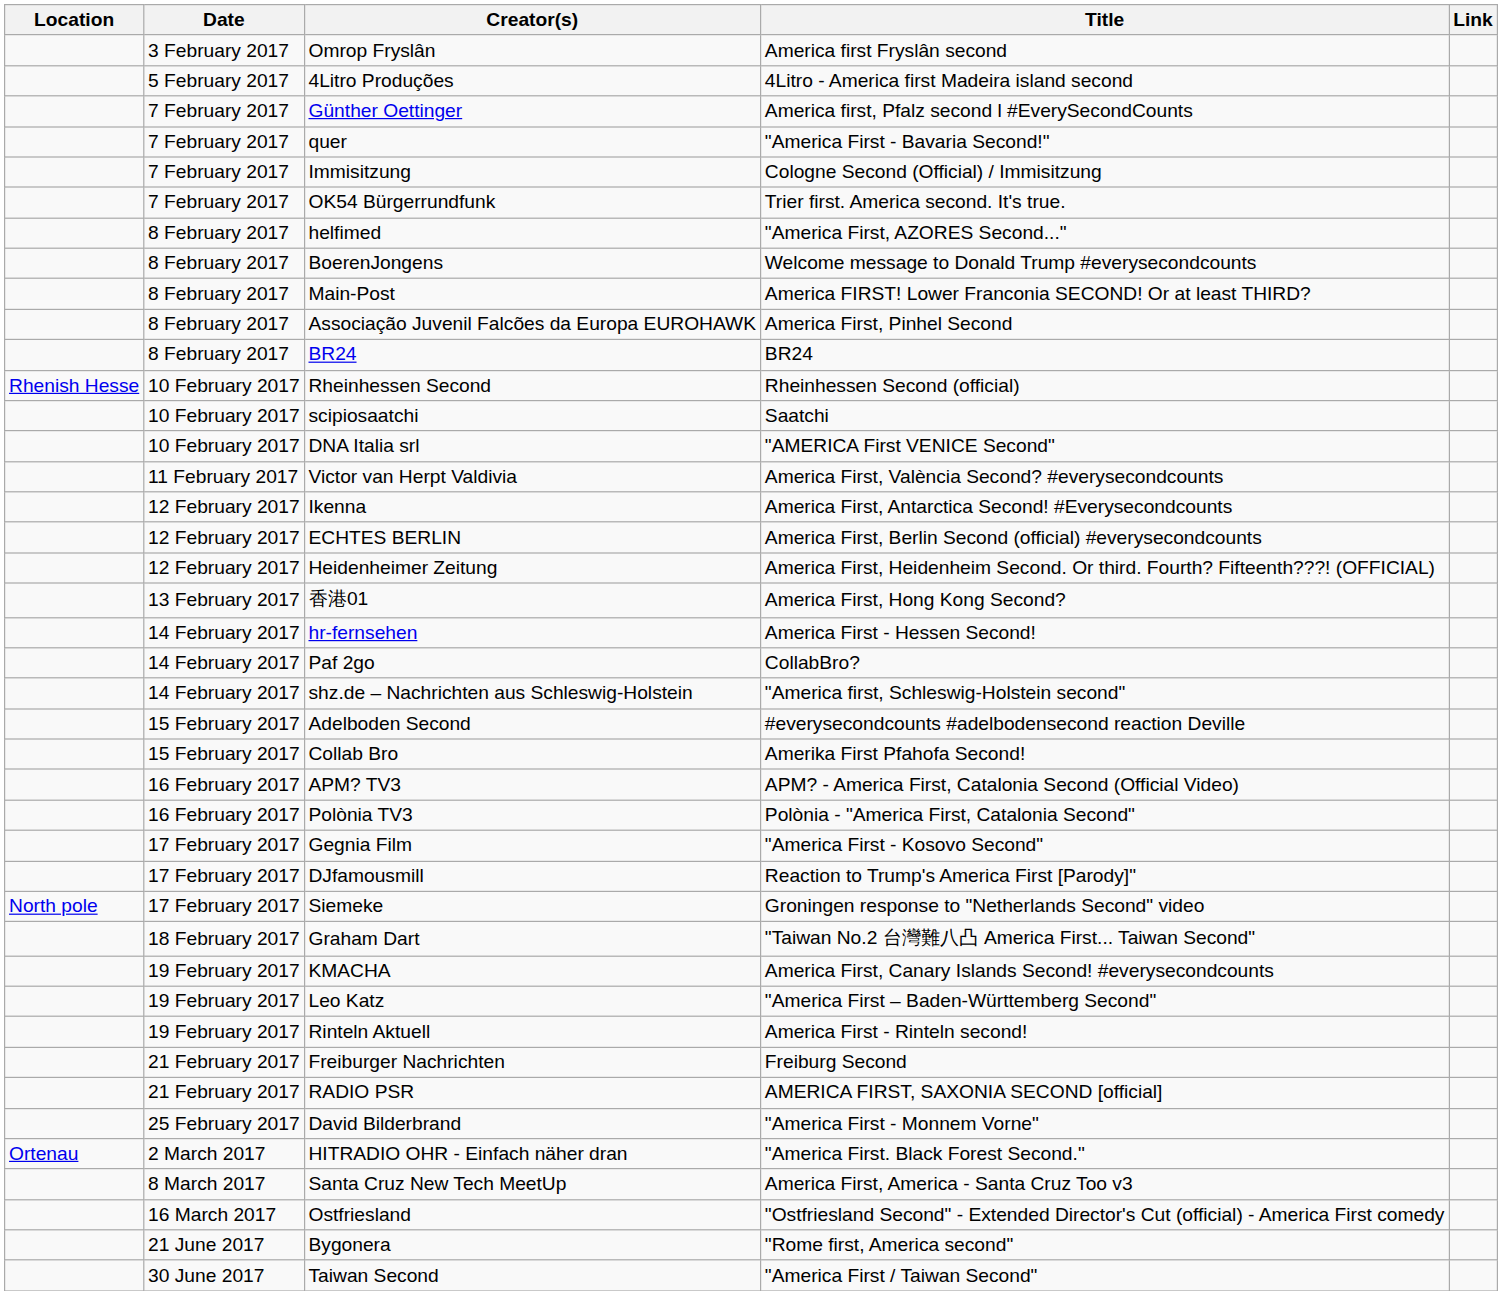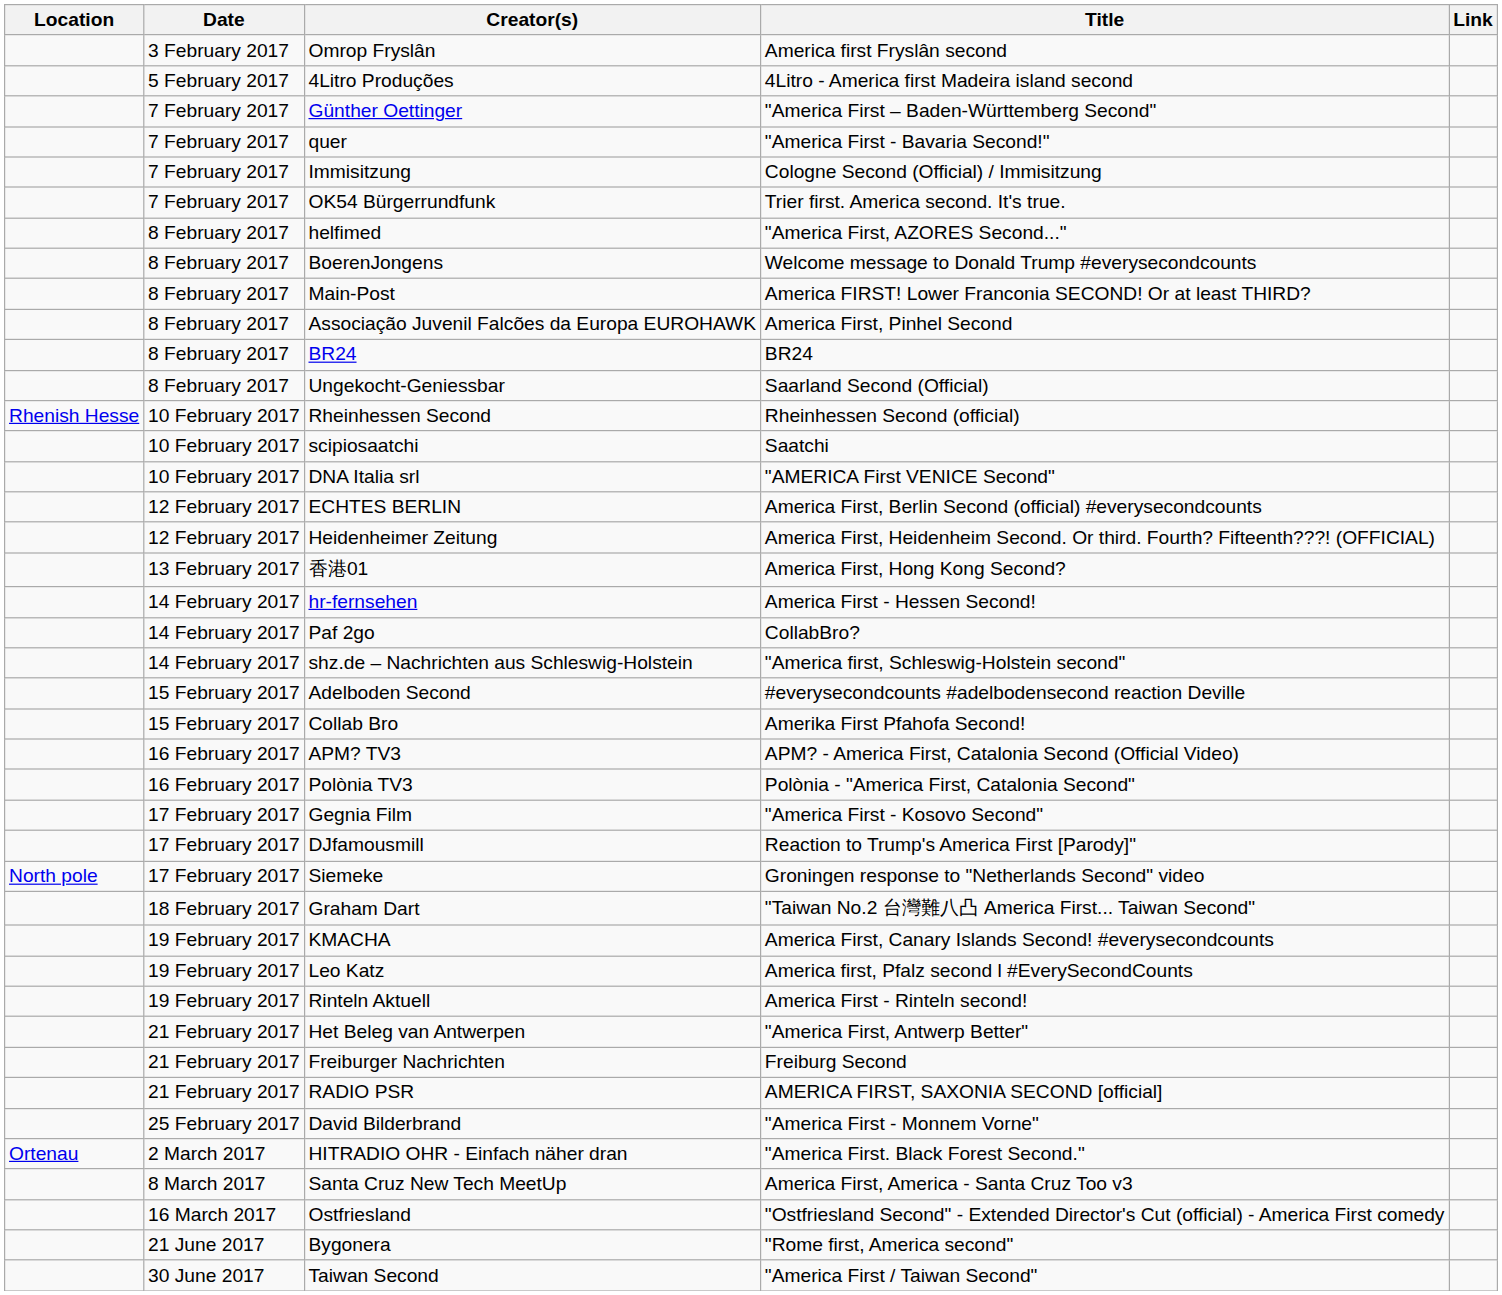(979, 111) America first, Pfalz second l #EverySecondCounts -> (961, 111) "America First – Baden-Württemberg Second"
+ row: (407, 385)
- row: (413, 476)
- row: (337, 506)
(961, 1001) "America First – Baden-Württemberg Second" -> (979, 970) America first, Pfalz second l #EverySecondCounts
+ row: (417, 1031)
